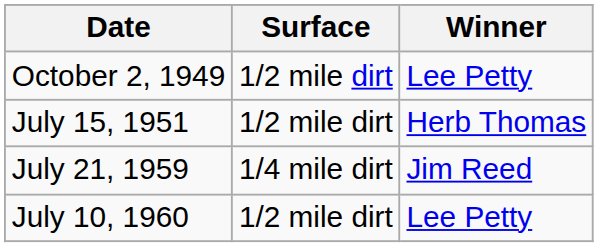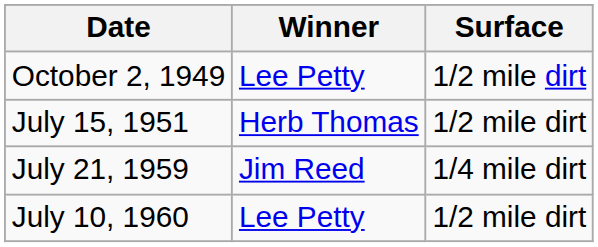columns swapped: (316, 28) <-> (496, 28)
